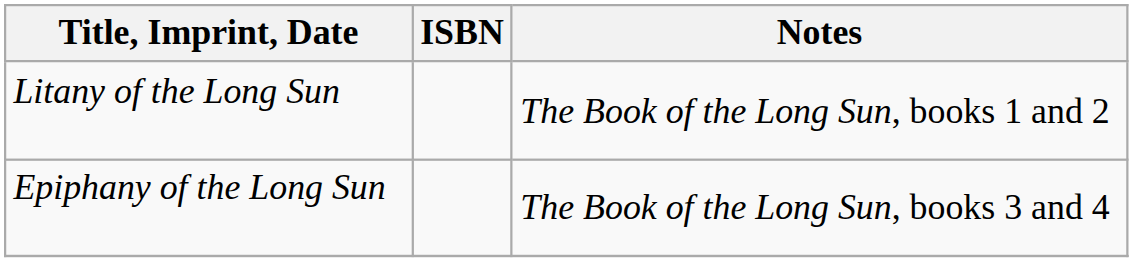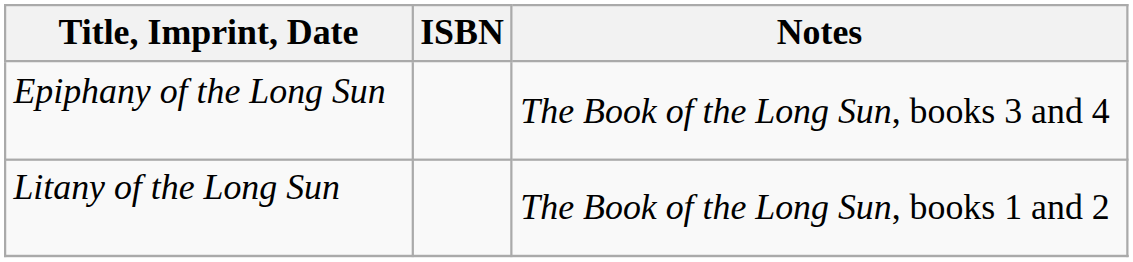rows swapped: (177, 89) <-> (209, 186)
